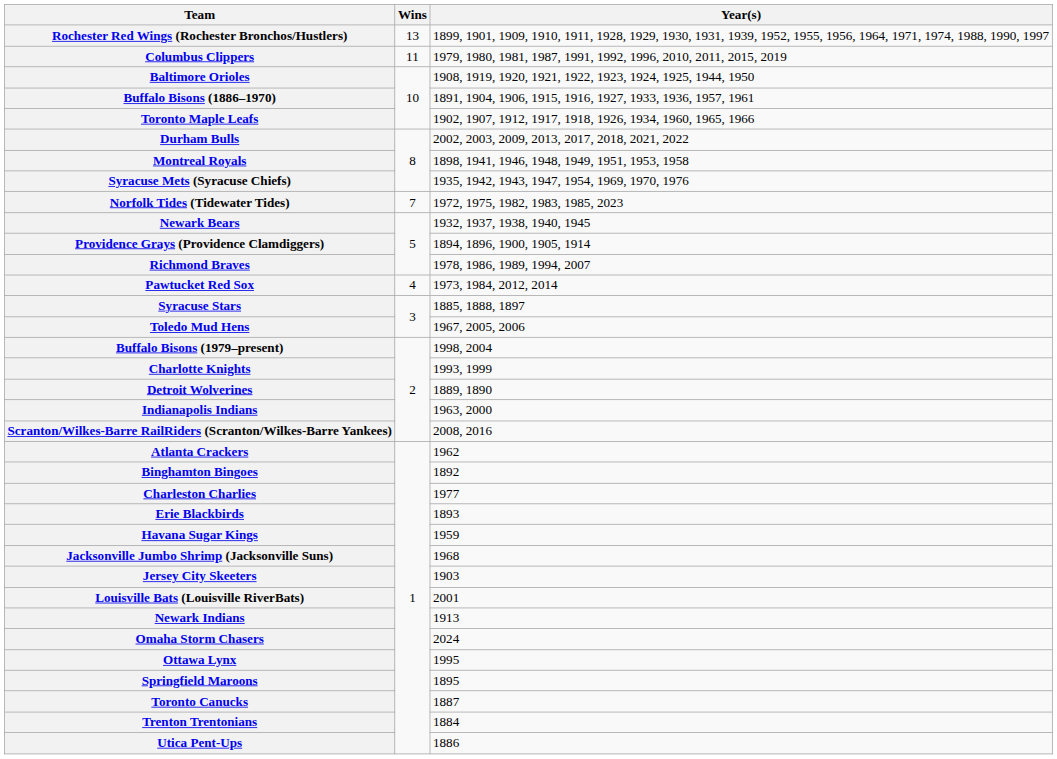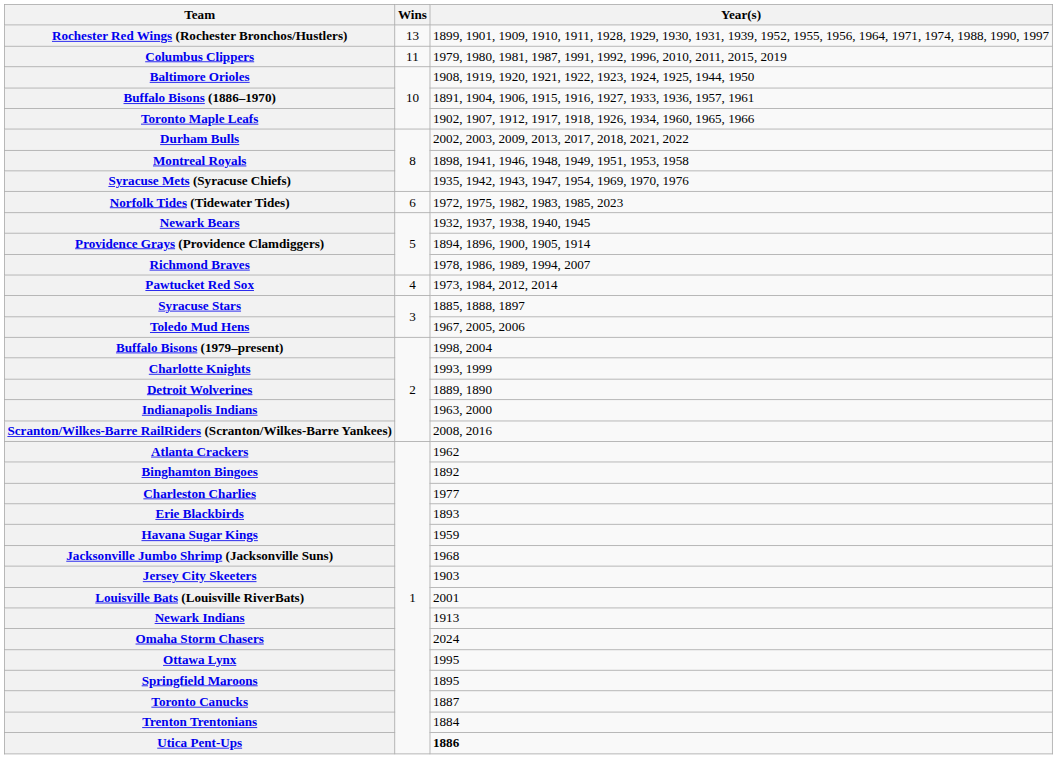(412, 202) 7 -> (412, 202) 6
(446, 743) normal -> (446, 743) bold
